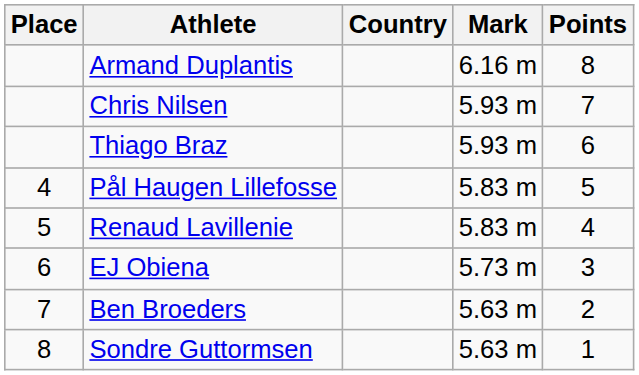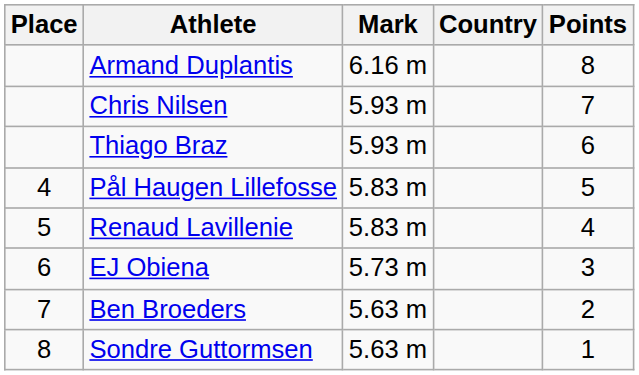columns swapped: (398, 24) <-> (498, 24)
